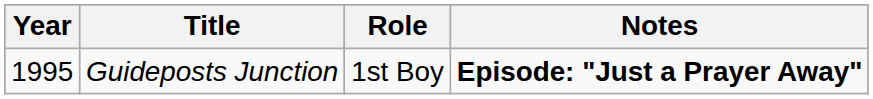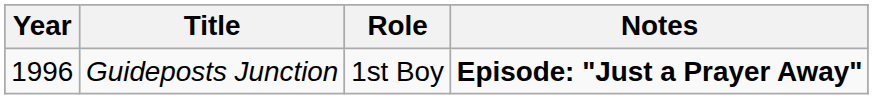(42, 70) 1995 -> (42, 70) 1996
